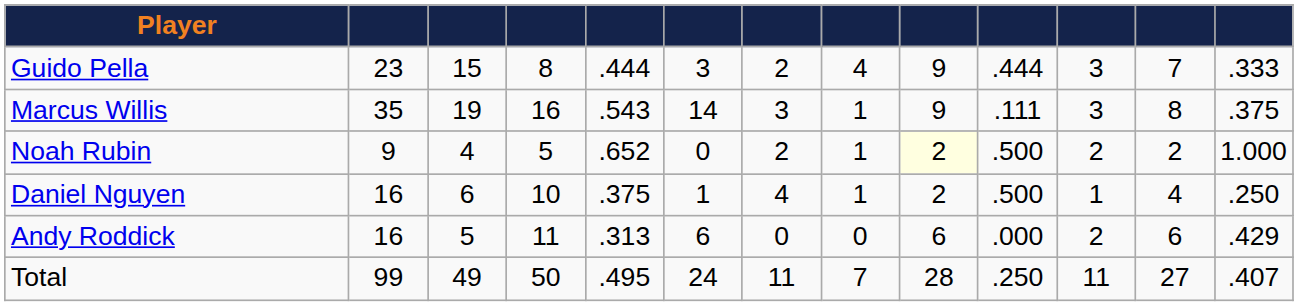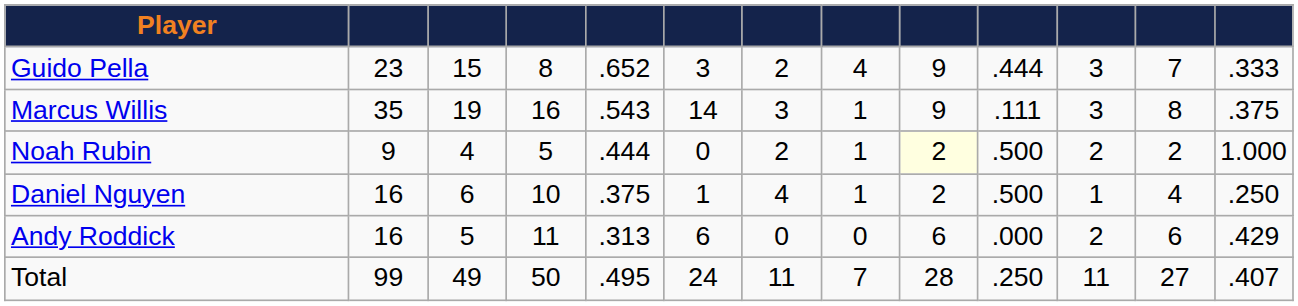(624, 67) .444 -> (624, 67) .652
(624, 151) .652 -> (624, 151) .444
